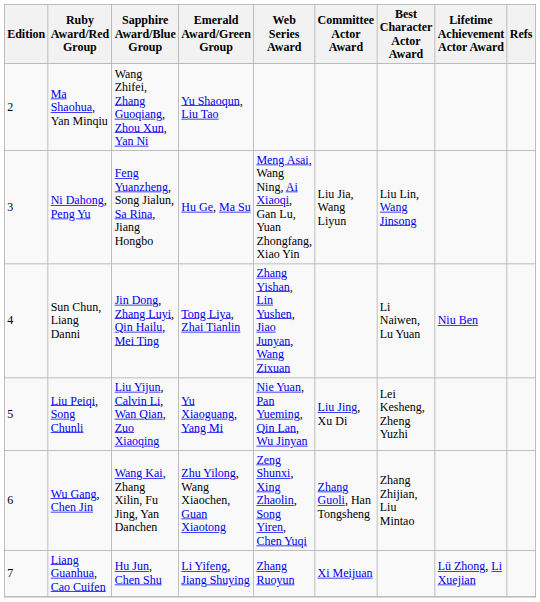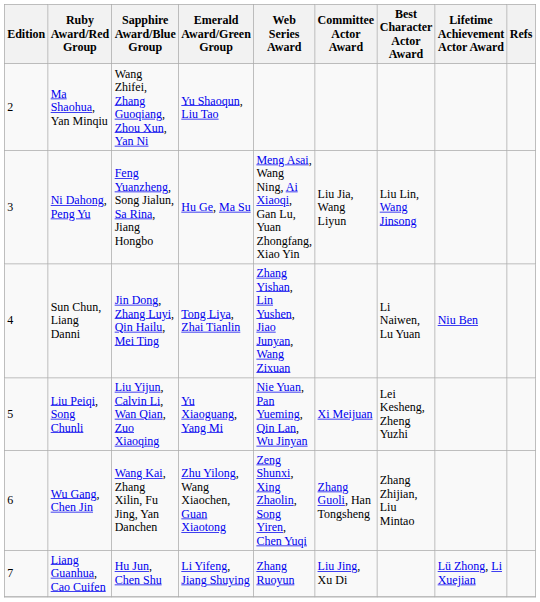(339, 414) Liu Jing, Xu Di -> (345, 414) Xi Meijuan
(345, 573) Xi Meijuan -> (339, 573) Liu Jing, Xu Di
